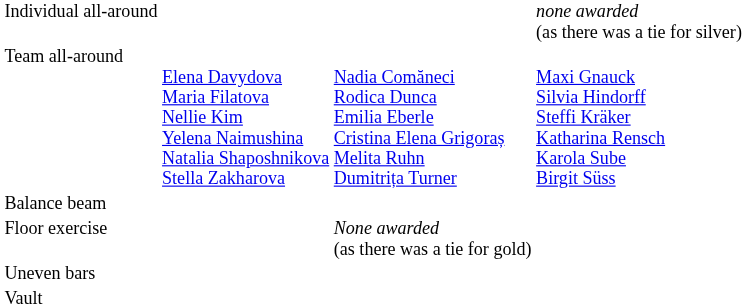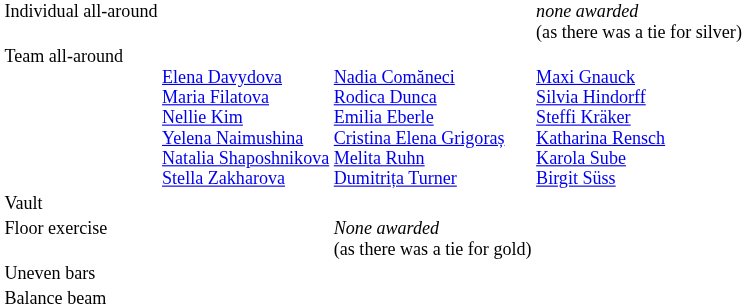rows swapped: (55, 203) <-> (23, 298)
